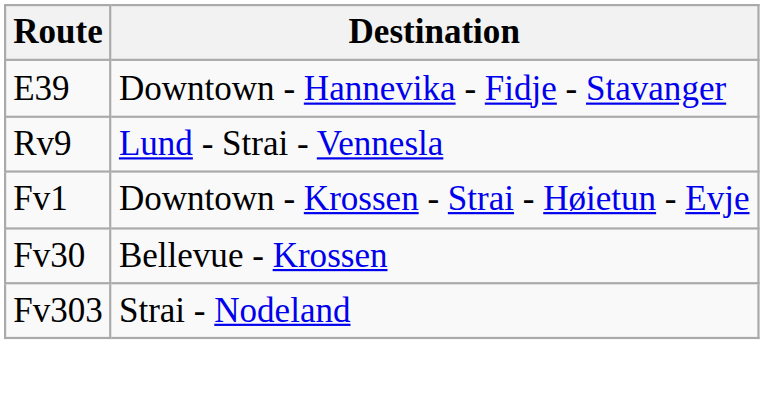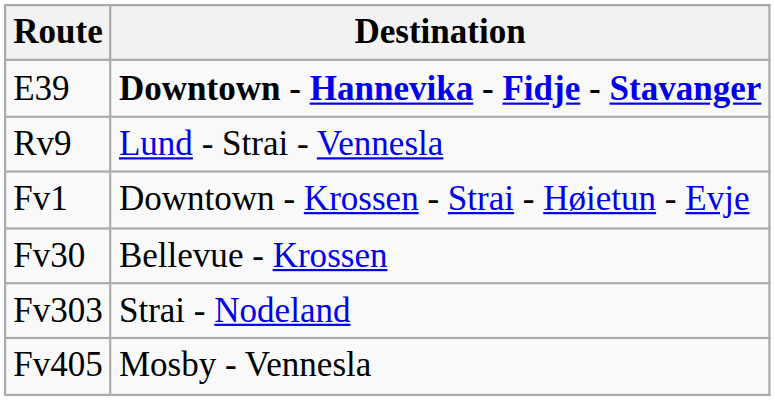(423, 87) normal -> (440, 87) bold
+ row: (58, 365)
